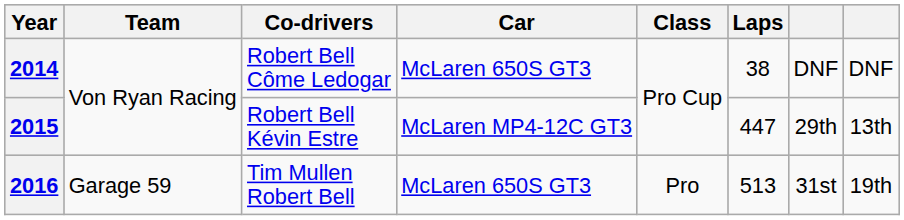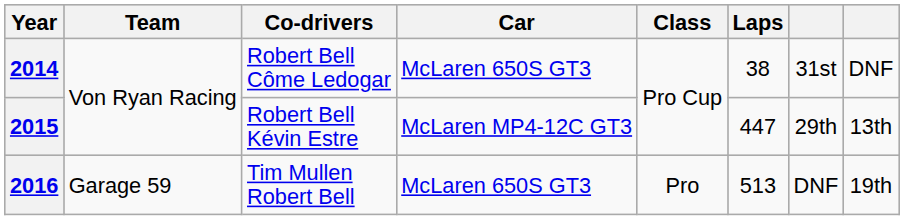(816, 68) DNF -> (816, 68) 31st
(816, 184) 31st -> (816, 184) DNF
